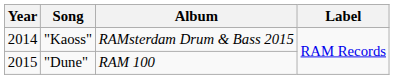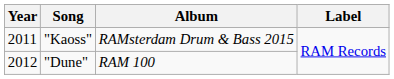(23, 39) 2014 -> (22, 39) 2011
(23, 62) 2015 -> (23, 62) 2012
